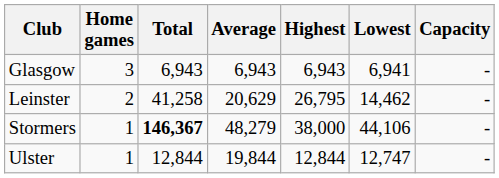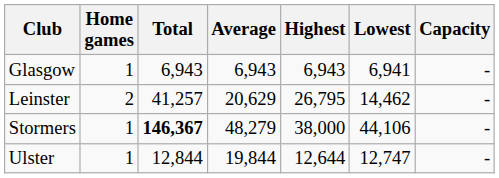(129, 69) 3 -> (129, 69) 1
(177, 98) 41,258 -> (177, 98) 41,257
(320, 157) 12,844 -> (320, 157) 12,644
